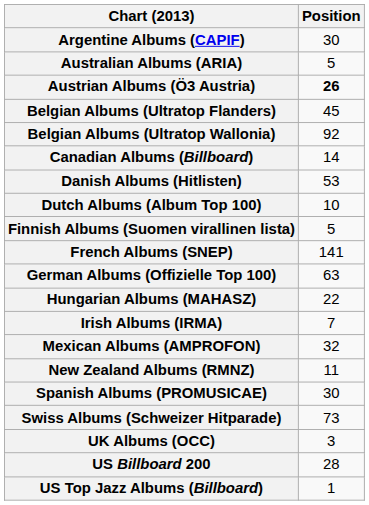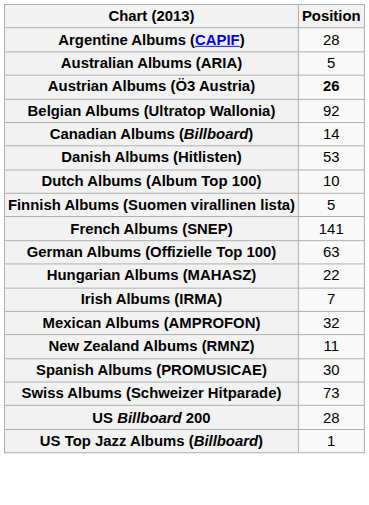(331, 39) 30 -> (331, 39) 28
- row: (151, 110)
- row: (151, 441)
